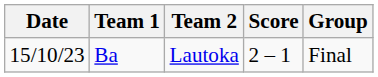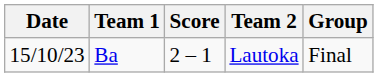columns swapped: (274, 21) <-> (204, 21)
